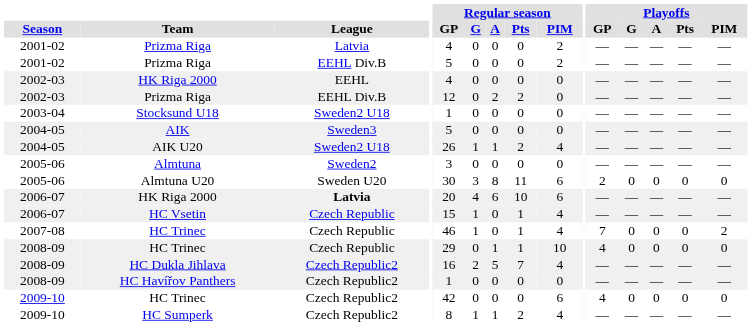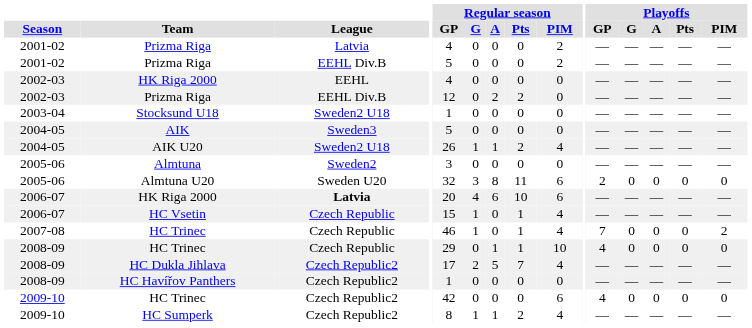(449, 180) 30 -> (449, 180) 32
(449, 264) 16 -> (449, 264) 17
